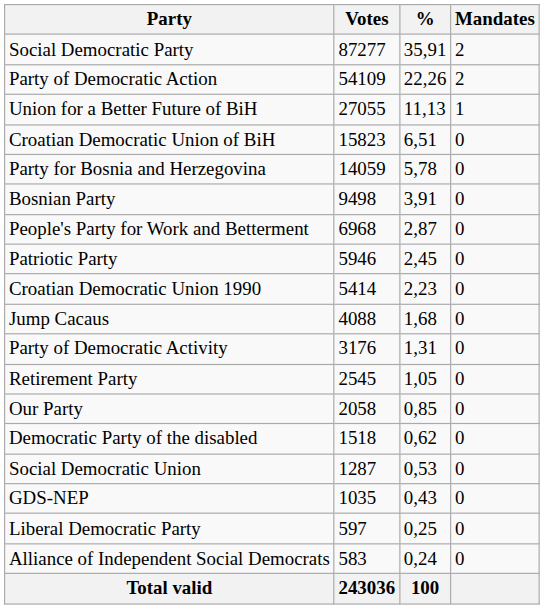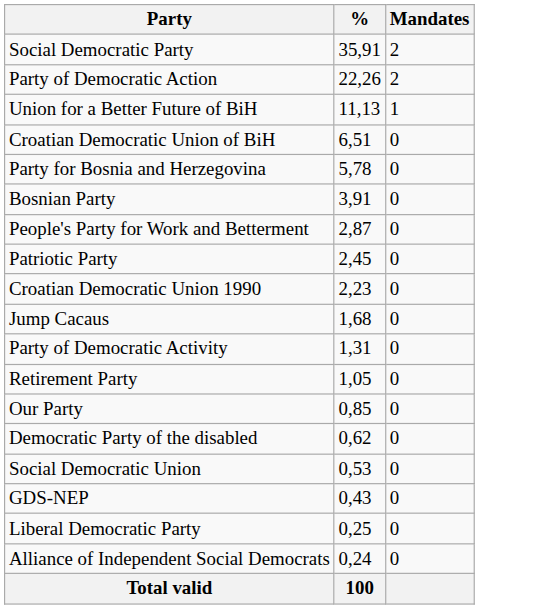- column: (367, 19)
